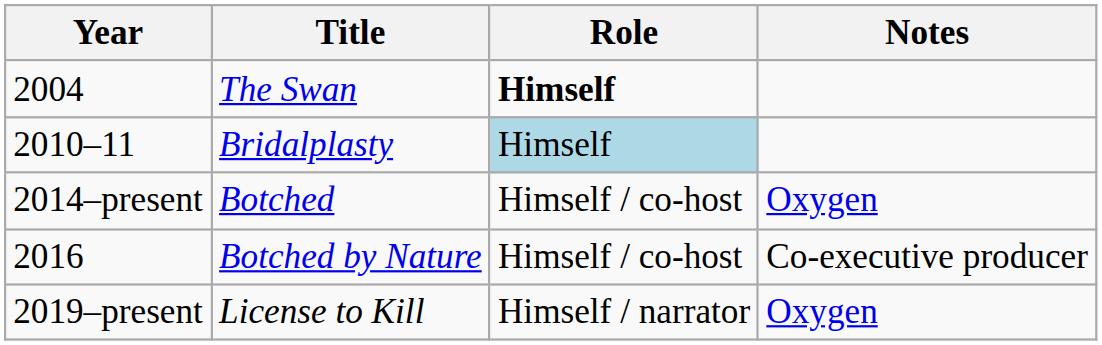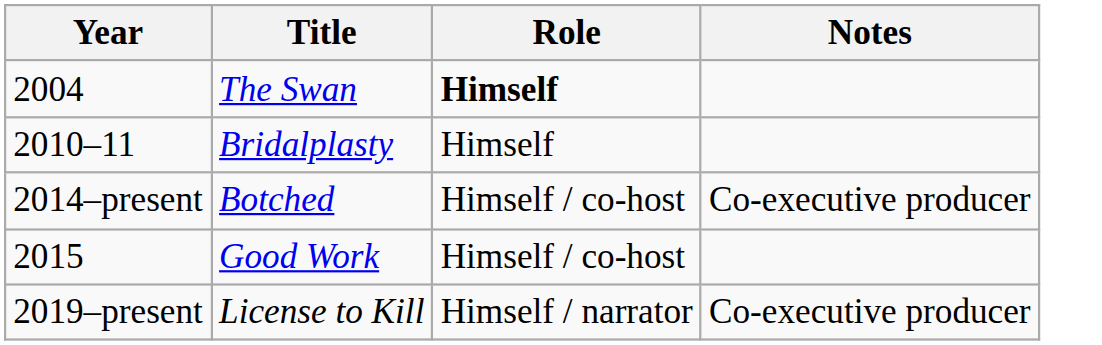(555, 144) lightblue background -> (497, 144) no background
(822, 199) Oxygen -> (870, 199) Co-executive producer
+ row: (299, 255)
- row: (350, 255)
(822, 311) Oxygen -> (870, 311) Co-executive producer
